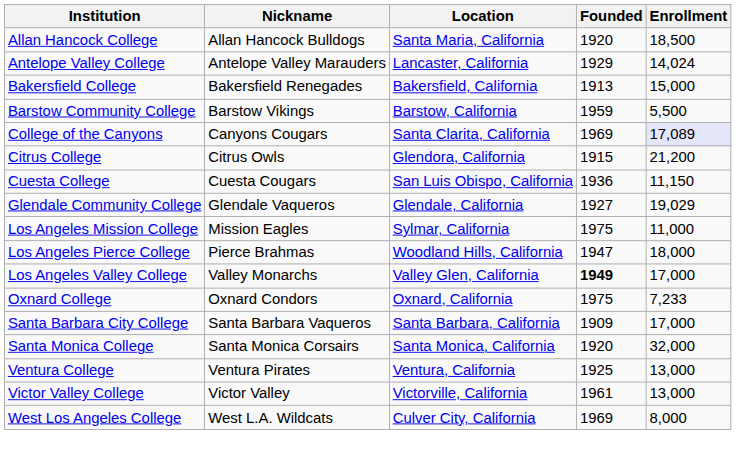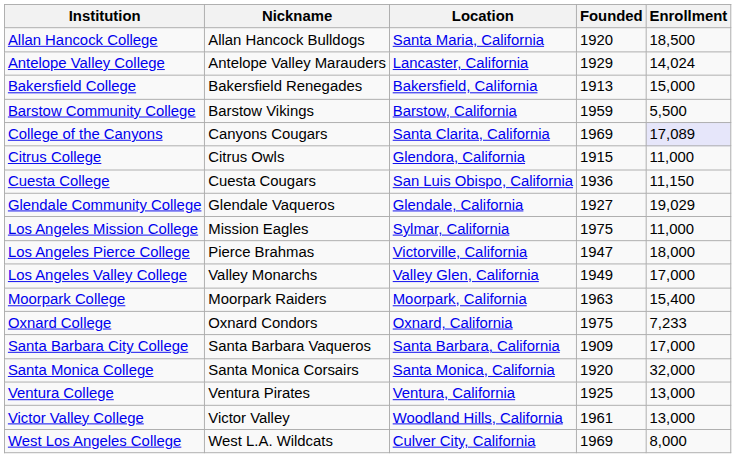(672, 157) 21,200 -> (672, 157) 11,000
(478, 252) Woodland Hills, California -> (460, 252) Victorville, California
(596, 275) bold -> (596, 275) normal
+ row: (67, 299)
(460, 393) Victorville, California -> (478, 417) Woodland Hills, California
